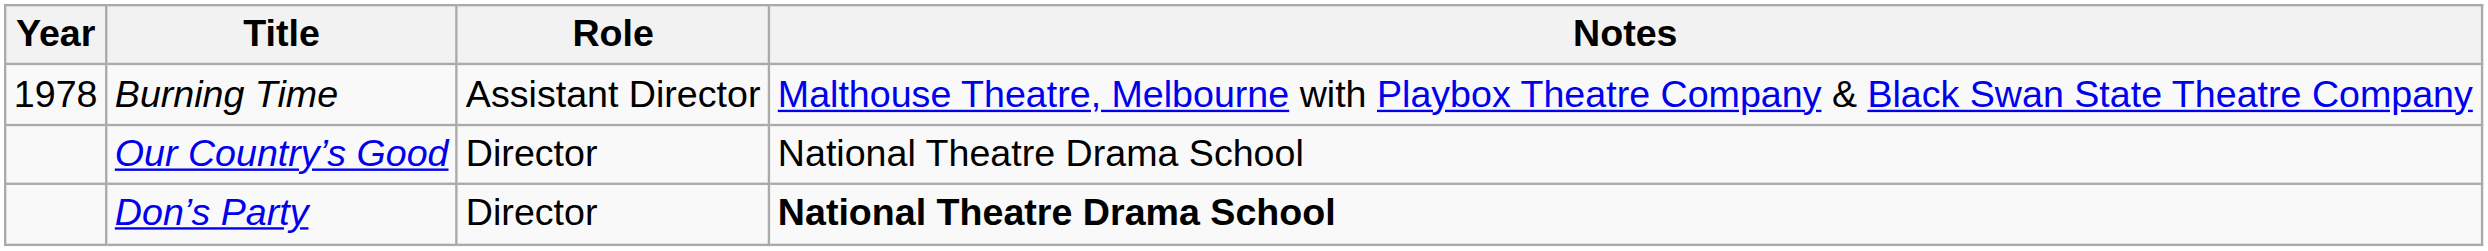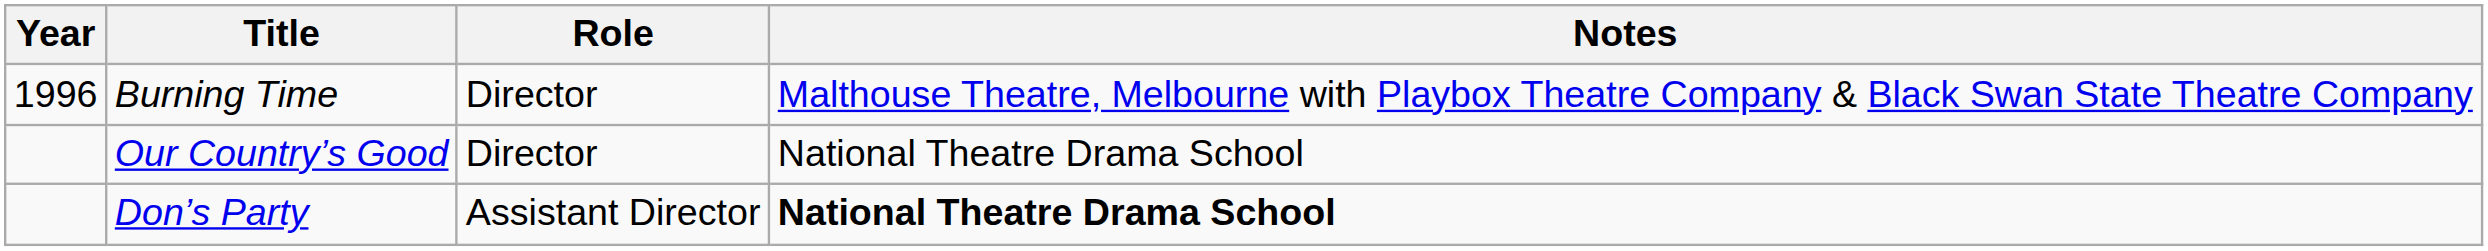(56, 93) 1978 -> (56, 93) 1996
(613, 93) Assistant Director -> (532, 93) Director
(532, 213) Director -> (613, 213) Assistant Director
